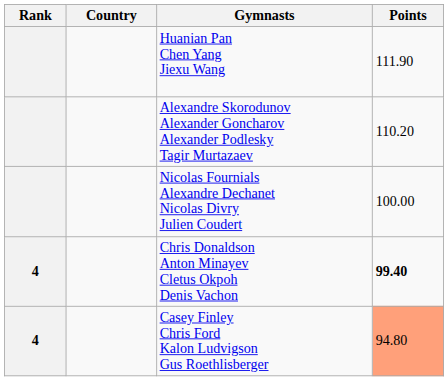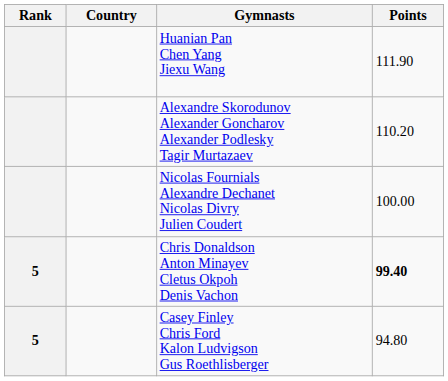(35, 271) 4 -> (35, 271) 5
(35, 341) 4 -> (35, 341) 5
(392, 341) lightsalmon background -> (392, 341) no background
